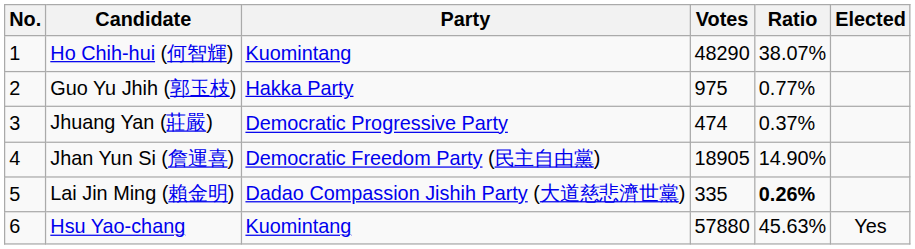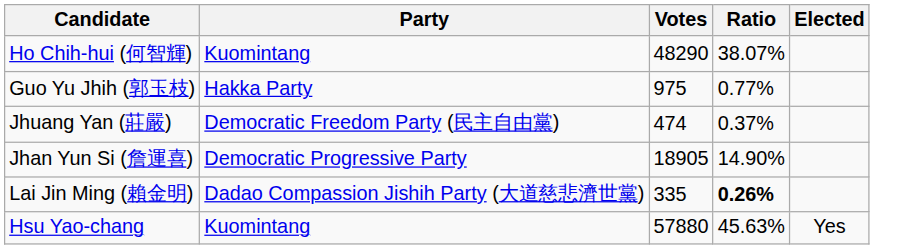- column: (25, 20)
(377, 123) Democratic Progressive Party -> (382, 123) Democratic Freedom Party (民主自由黨)
(423, 158) Democratic Freedom Party (民主自由黨) -> (336, 159) Democratic Progressive Party
